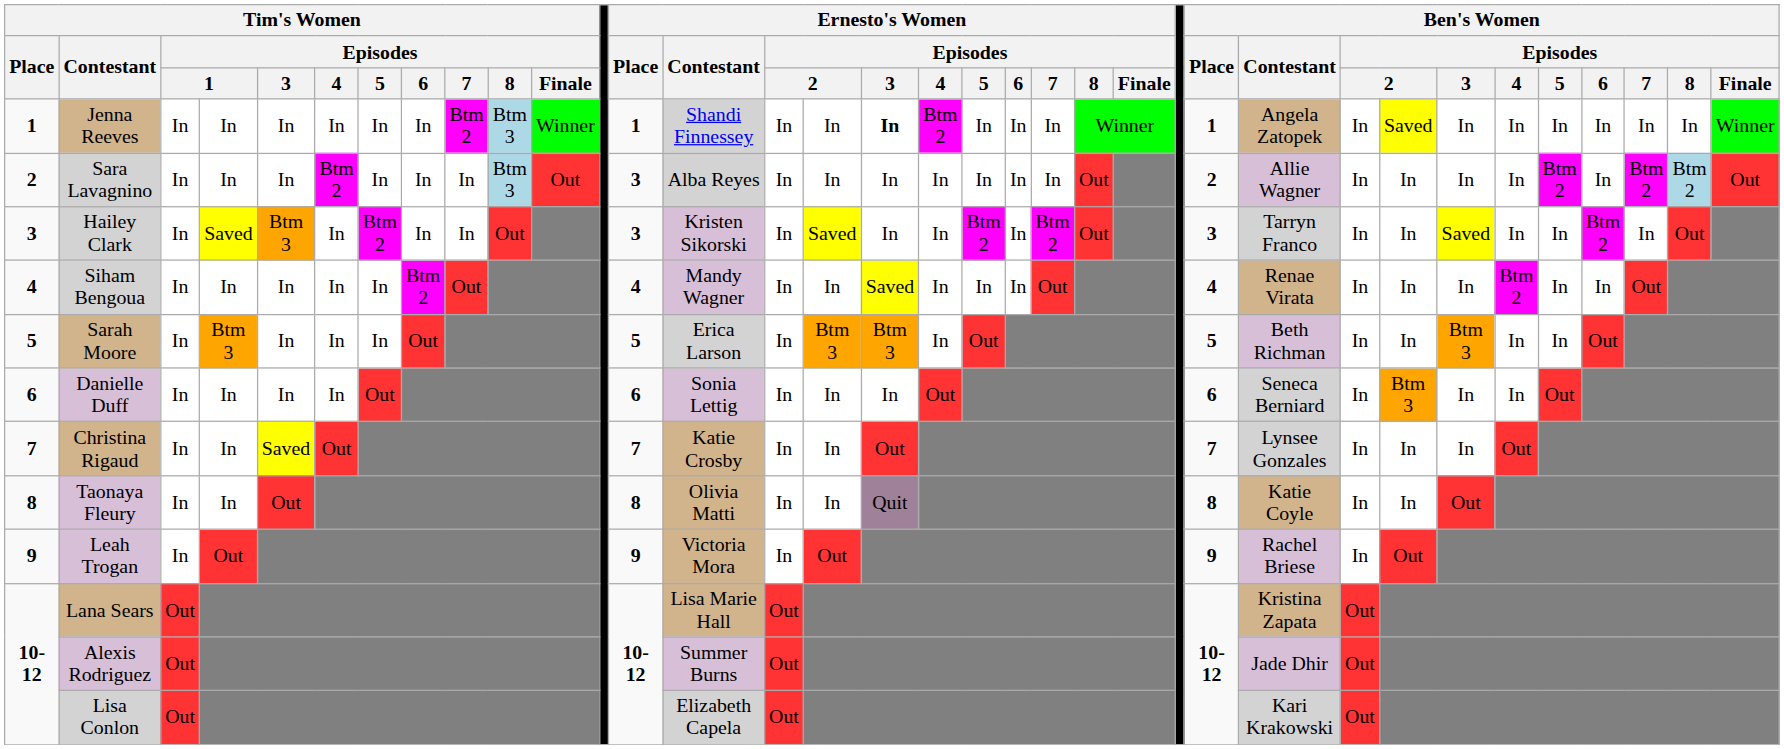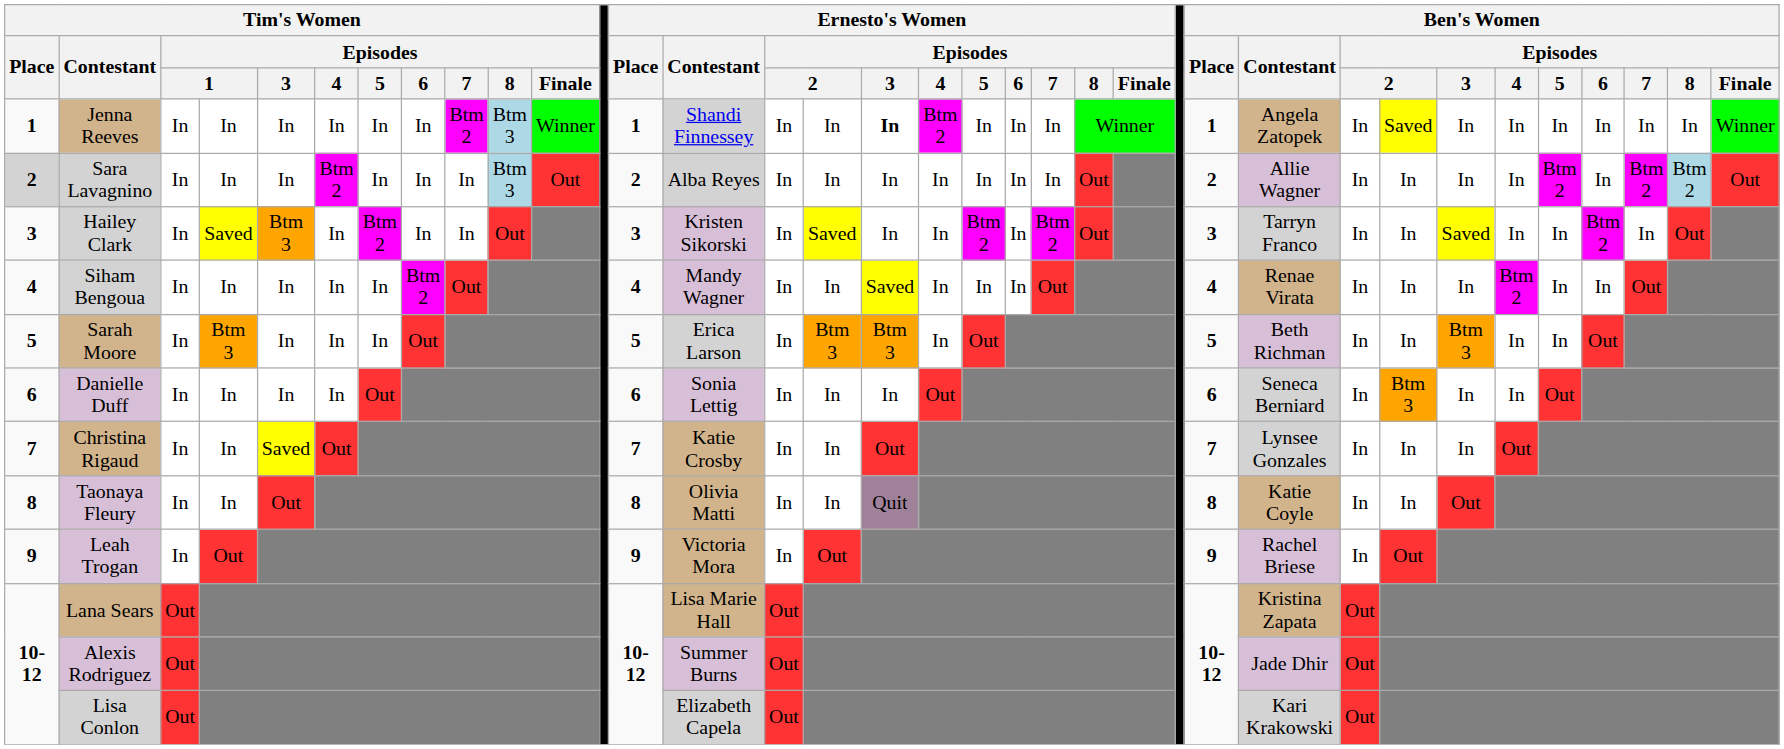(32, 179) no background -> (32, 179) lightgrey background
(636, 179) 3 -> (636, 179) 2
